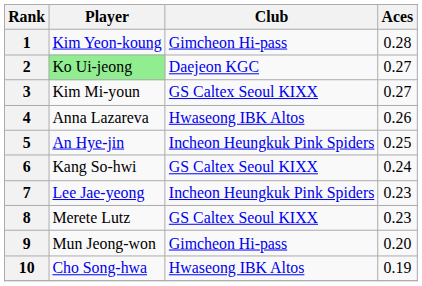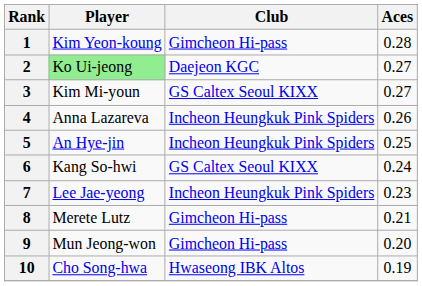(237, 117) Hwaseong IBK Altos -> (272, 117) Incheon Heungkuk Pink Spiders
(243, 218) GS Caltex Seoul KIXX -> (228, 218) Gimcheon Hi-pass
(397, 218) 0.23 -> (397, 218) 0.21
